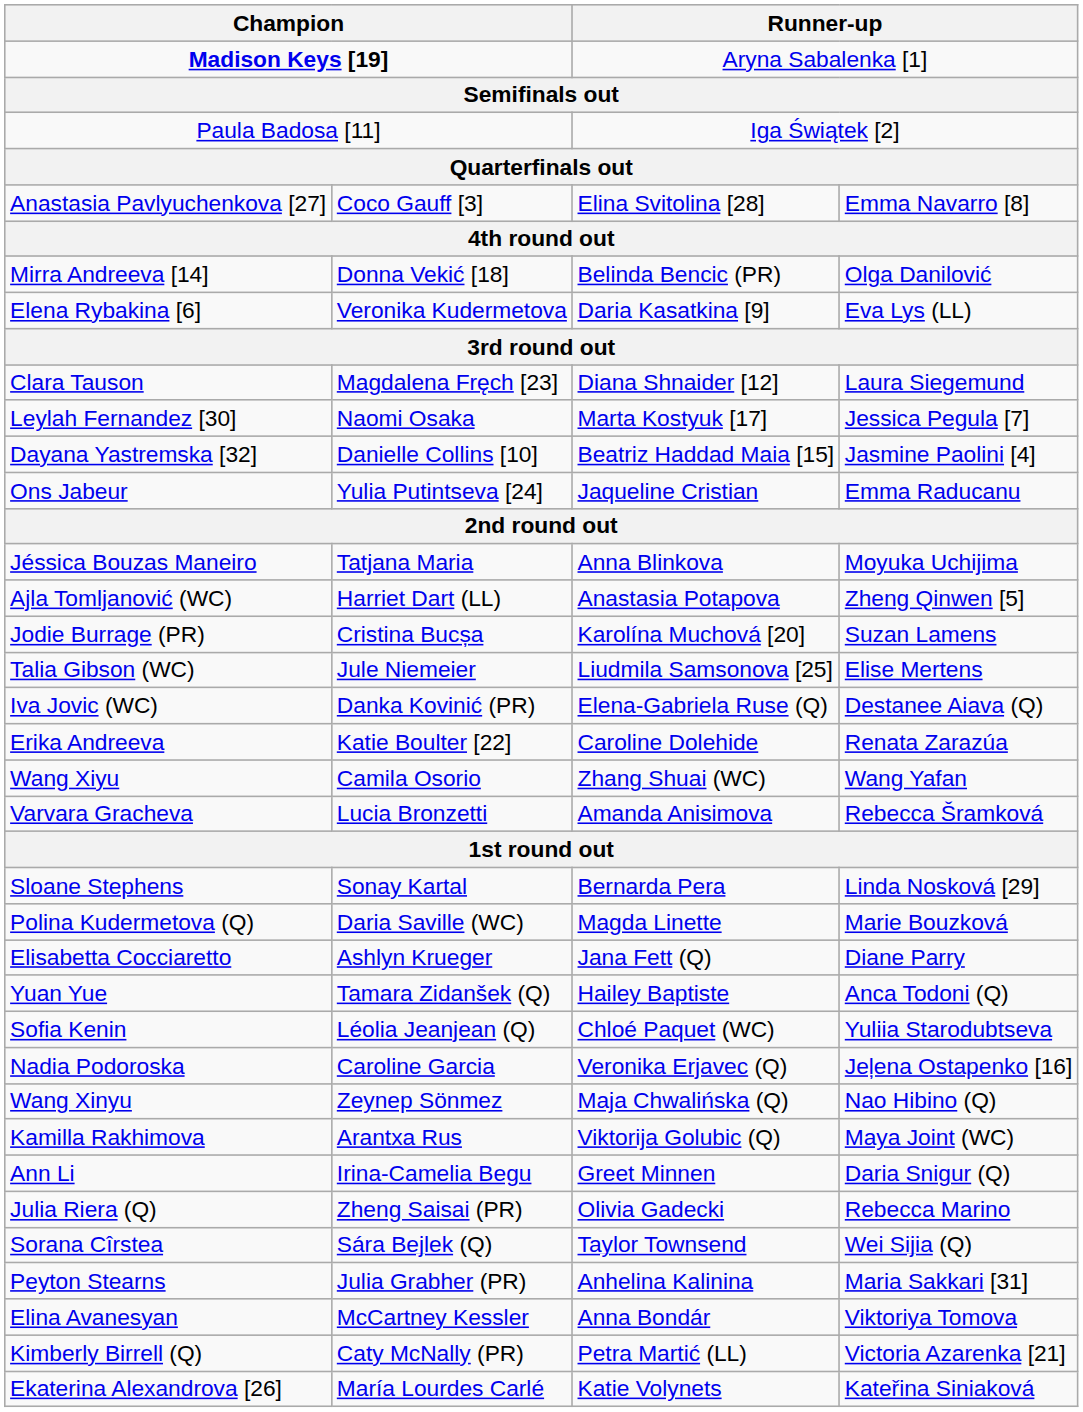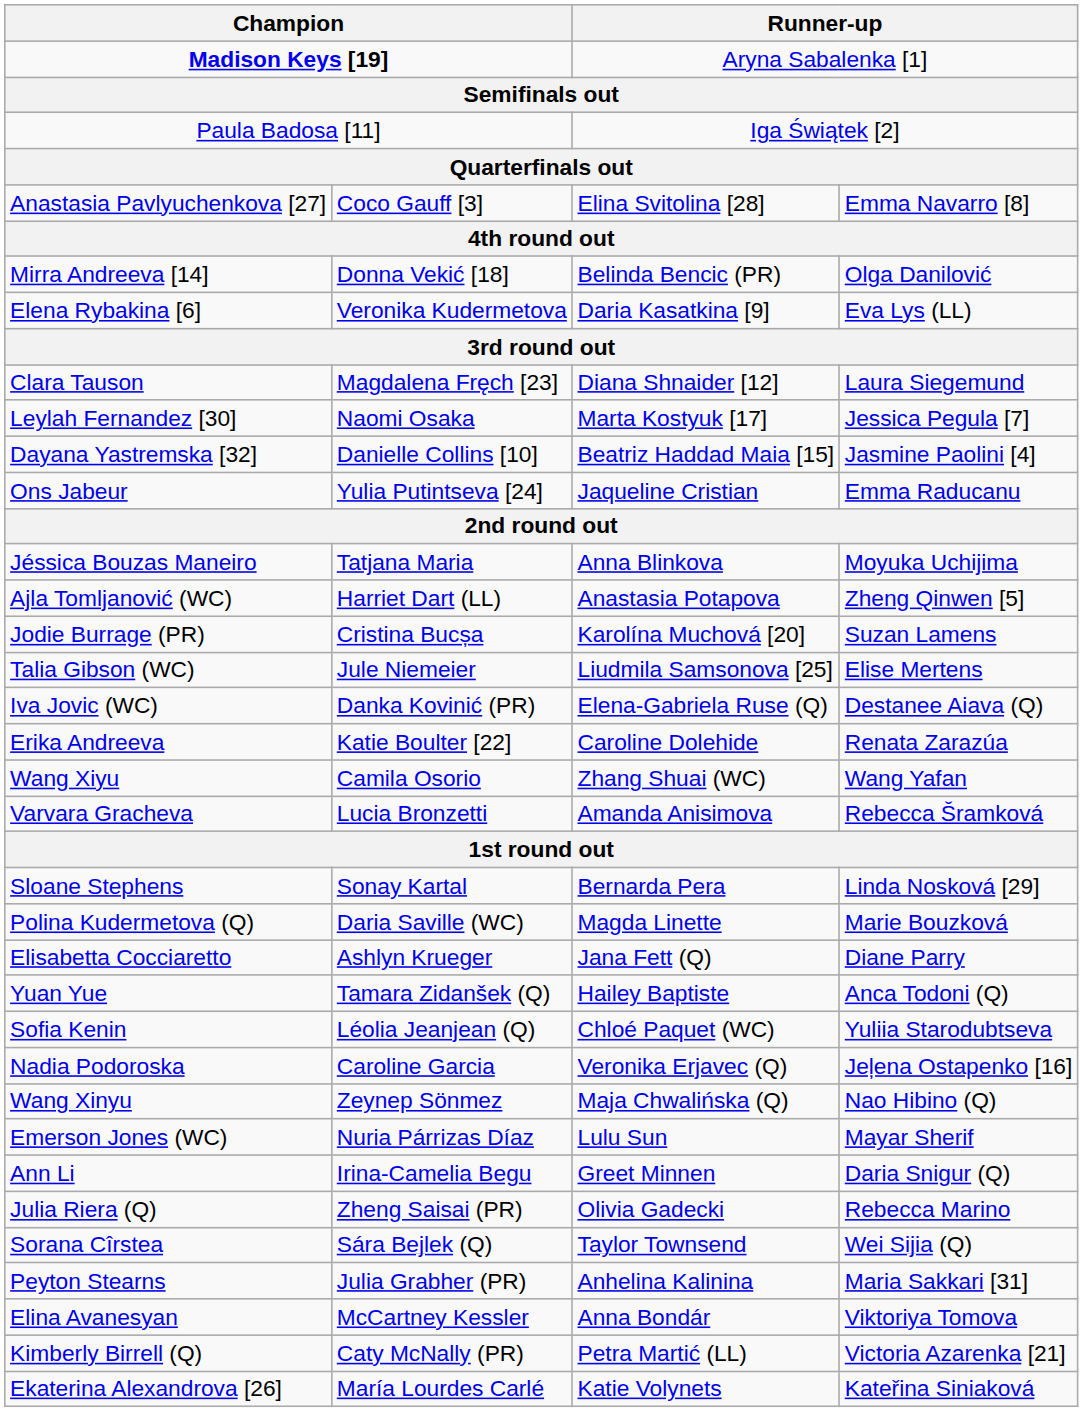- row: (107, 1137)
+ row: (119, 1137)
